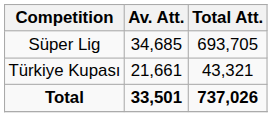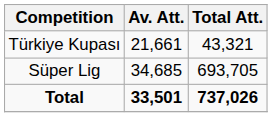rows swapped: (64, 44) <-> (64, 71)
